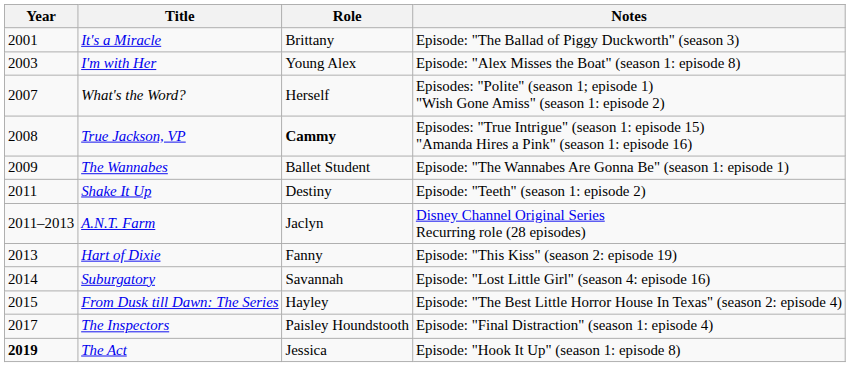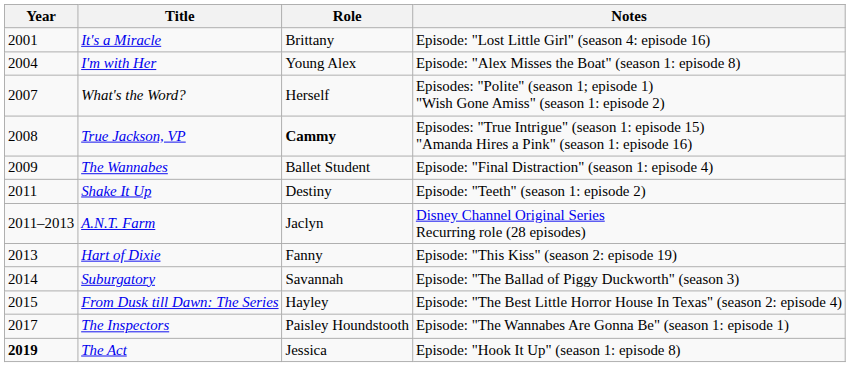(578, 39) Episode: "The Ballad of Piggy Duckworth" (season 3) -> (563, 39) Episode: "Lost Little Girl" (season 4: episode 16)
(23, 63) 2003 -> (23, 63) 2004
(602, 167) Episode: "The Wannabes Are Gonna Be" (season 1: episode 1) -> (565, 167) Episode: "Final Distraction" (season 1: episode 4)
(563, 278) Episode: "Lost Little Girl" (season 4: episode 16) -> (578, 278) Episode: "The Ballad of Piggy Duckworth" (season 3)
(565, 326) Episode: "Final Distraction" (season 1: episode 4) -> (602, 326) Episode: "The Wannabes Are Gonna Be" (season 1: episode 1)
